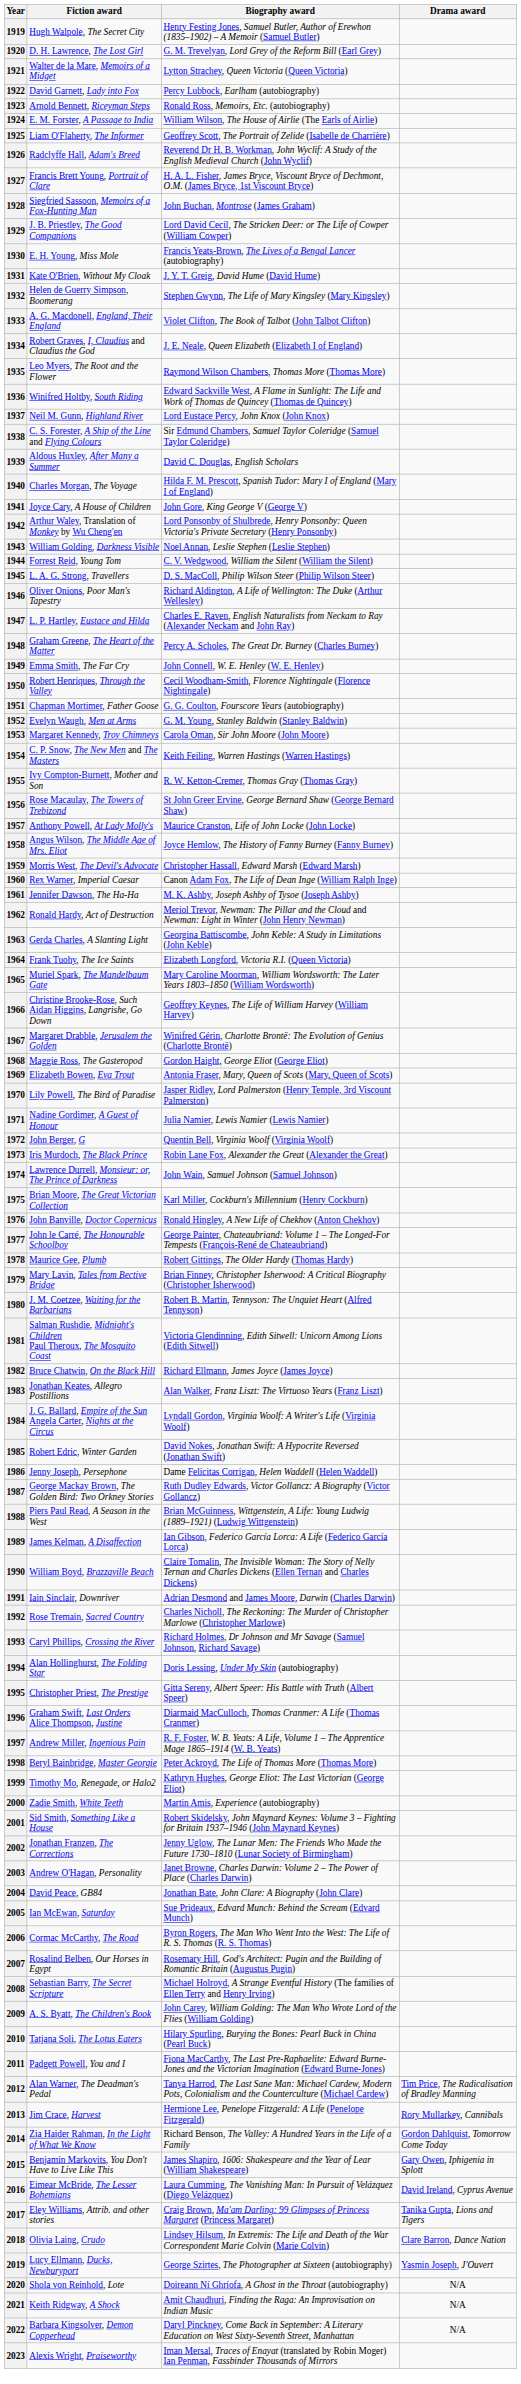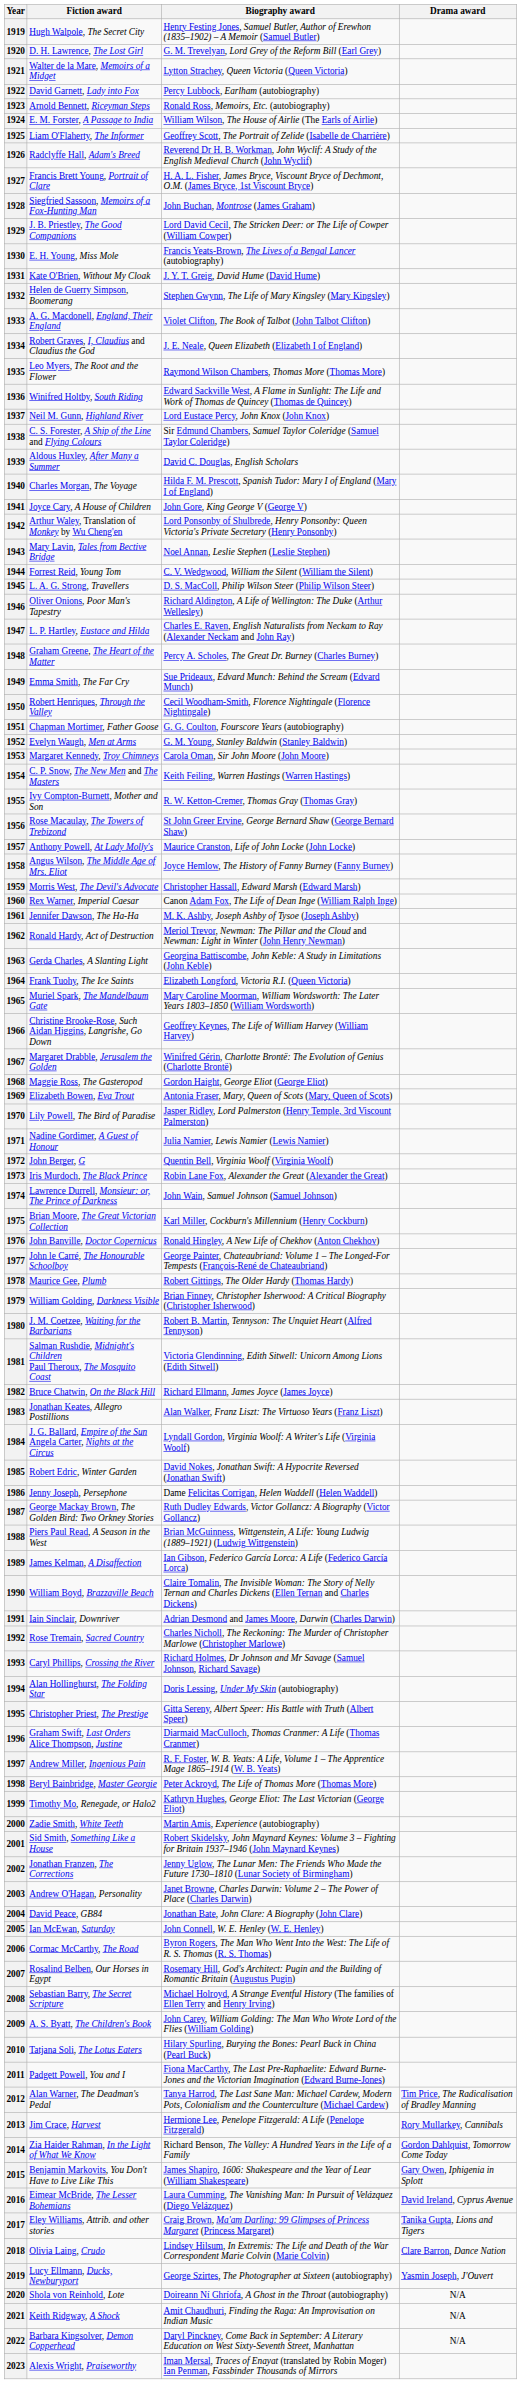(94, 546) William Golding, Darkness Visible -> (88, 552) Mary Lavin, Tales from Bective Bridge
(244, 666) John Connell, W. E. Henley (W. E. Henley) -> (272, 682) Sue Prideaux, Edvard Munch: Behind the Scream (Edvard Munch)
(88, 1280) Mary Lavin, Tales from Bective Bridge -> (94, 1301) William Golding, Darkness Visible
(272, 1913) Sue Prideaux, Edvard Munch: Behind the Scream (Edvard Munch) -> (244, 1929) John Connell, W. E. Henley (W. E. Henley)
